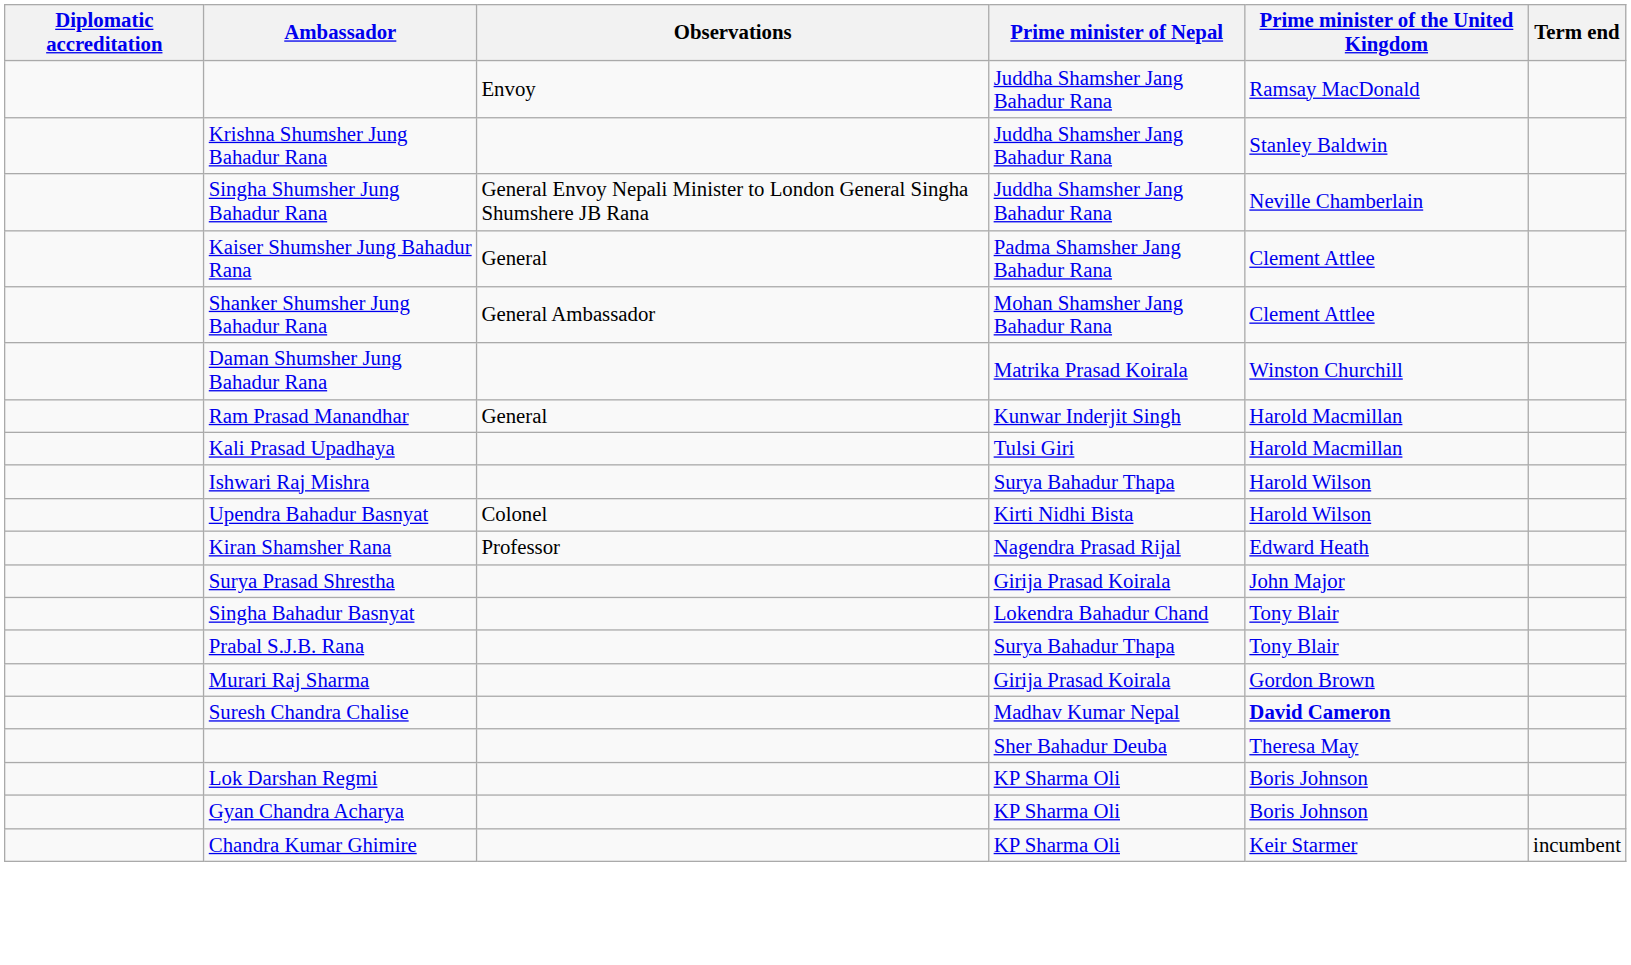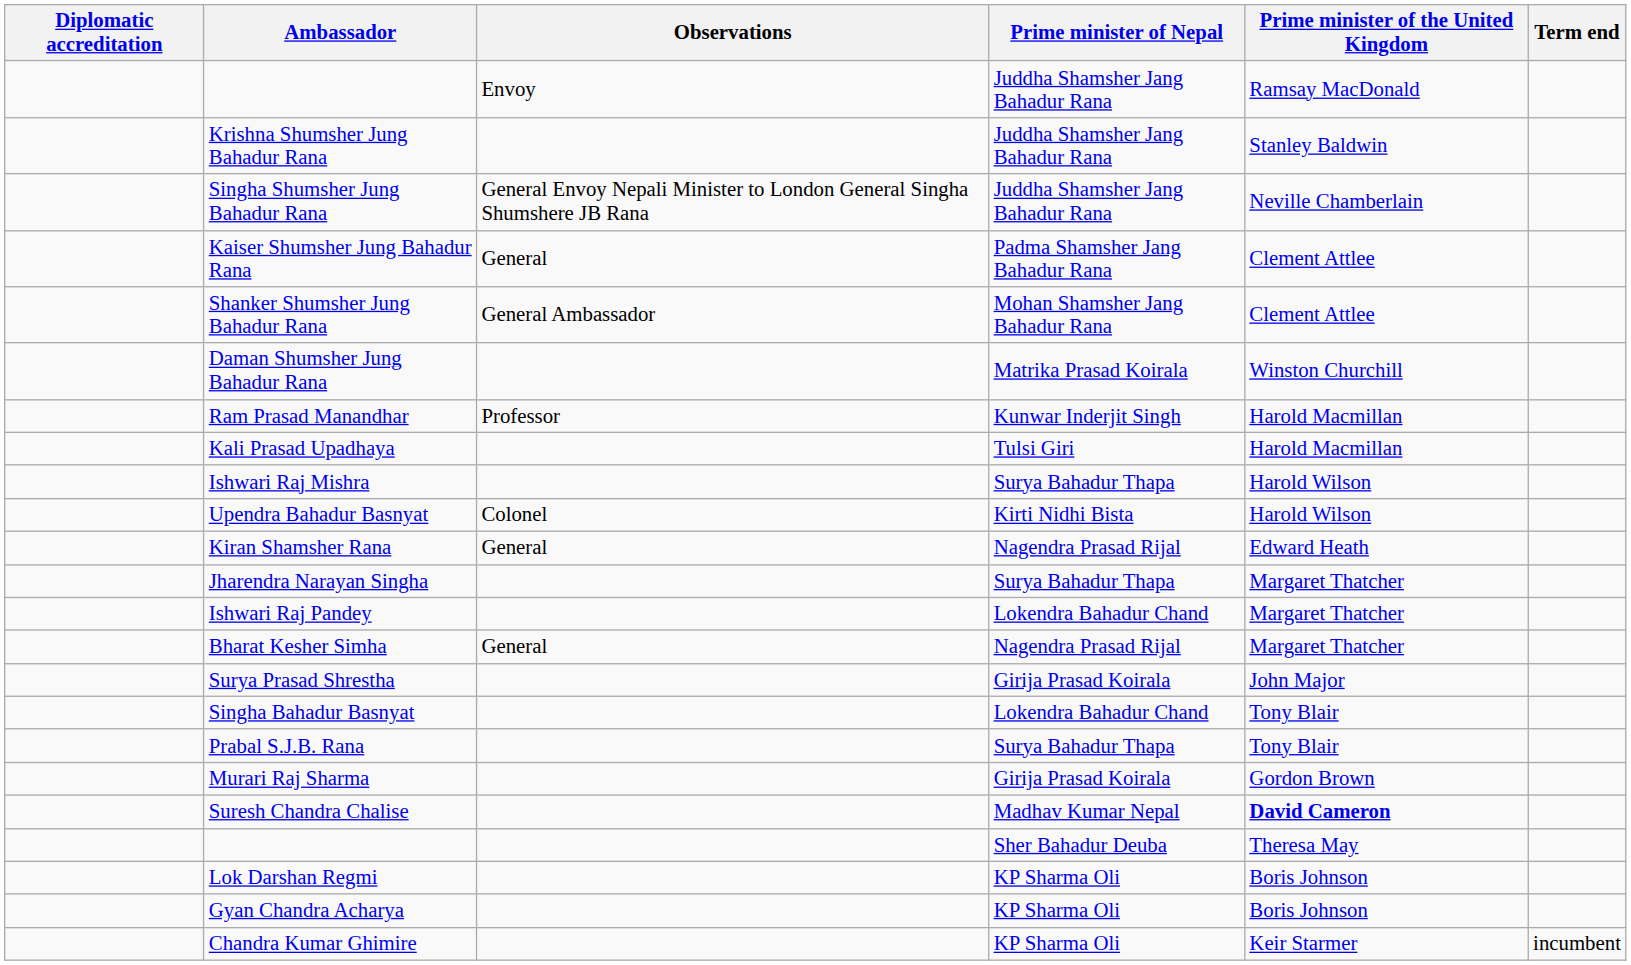(514, 415) General -> (521, 415) Professor
(521, 547) Professor -> (514, 547) General
+ row: (319, 580)
+ row: (290, 613)
+ row: (298, 646)
